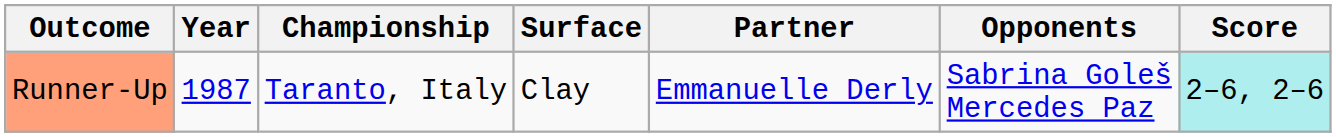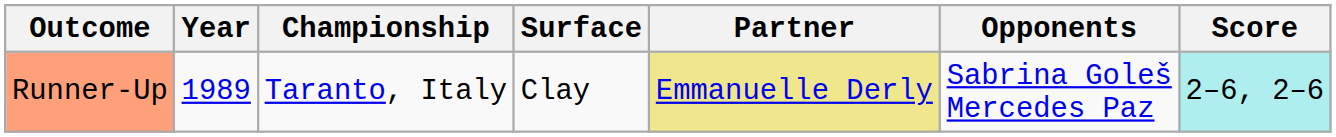(216, 92) 1987 -> (216, 92) 1989
(794, 92) no background -> (794, 92) khaki background
